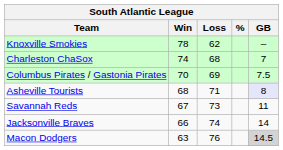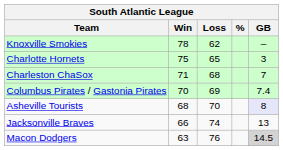+ row: (45, 59)
(183, 59) 74 -> (183, 75) 71
(263, 75) 7.5 -> (263, 91) 7.4
(214, 91) 71 -> (214, 106) 70
- row: (42, 106)
(263, 122) 14 -> (263, 122) 13
